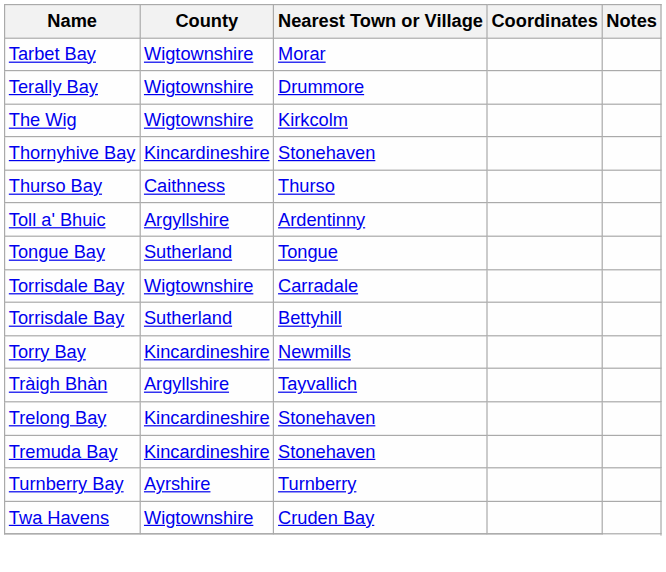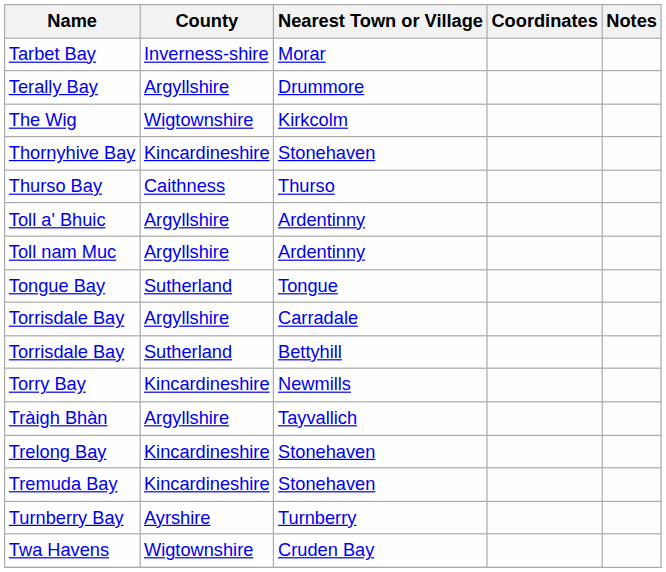(199, 54) Wigtownshire -> (206, 54) Inverness-shire
(199, 87) Wigtownshire -> (186, 87) Argyllshire
+ row: (63, 252)
(199, 285) Wigtownshire -> (186, 318) Argyllshire
